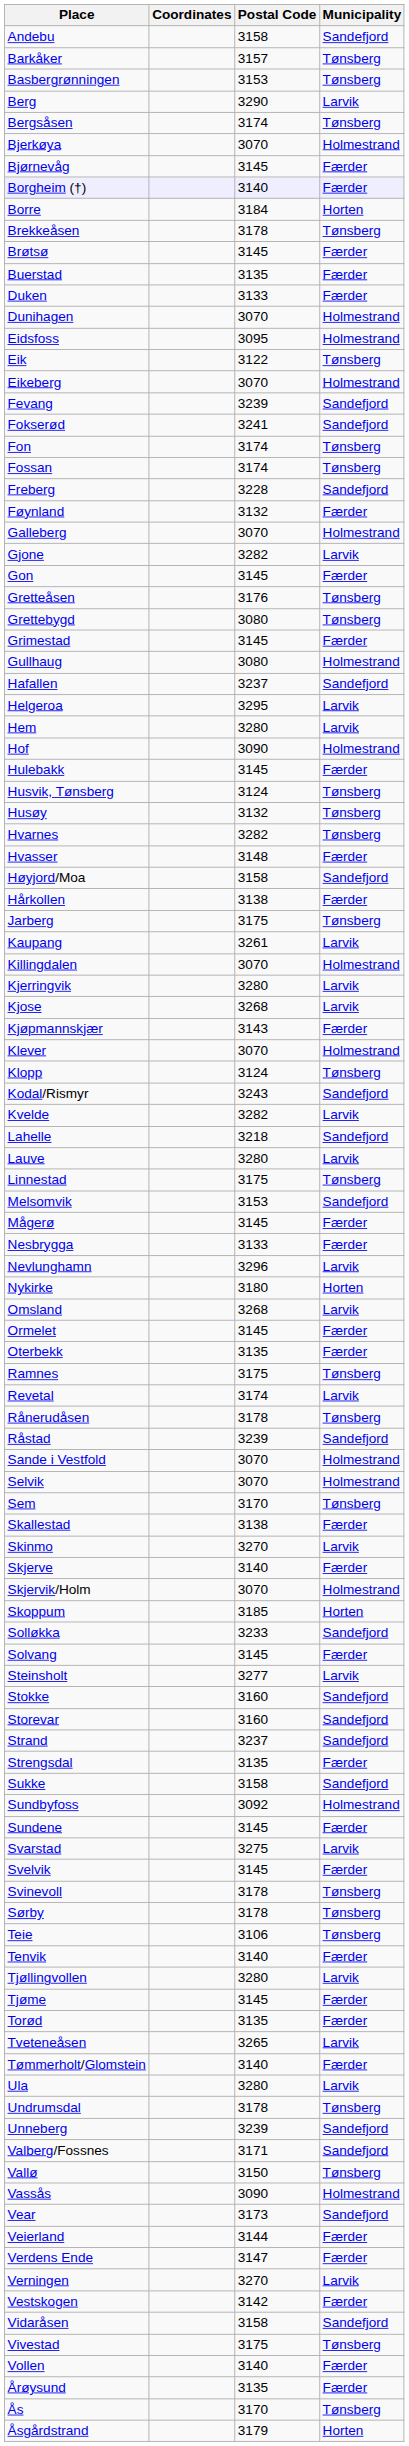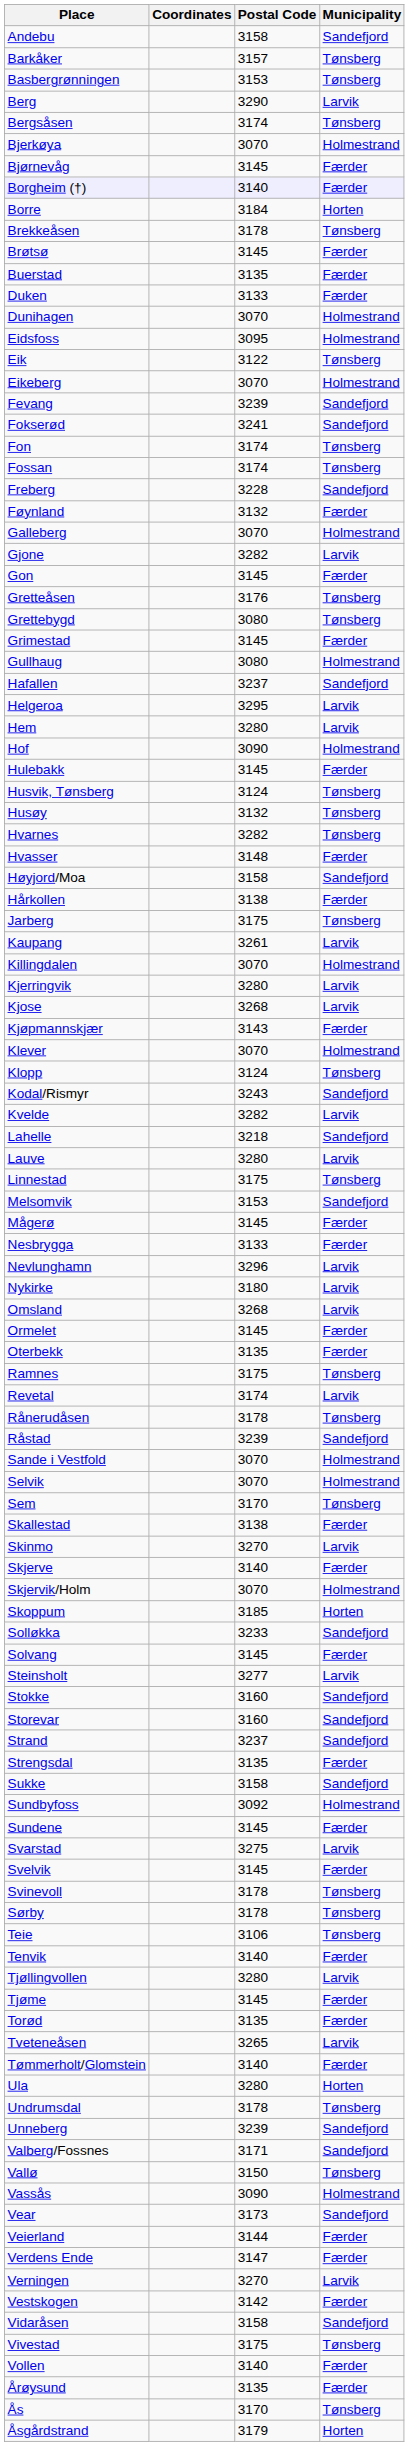(343, 1287) Horten -> (341, 1287) Larvik
(341, 2085) Larvik -> (343, 2085) Horten
